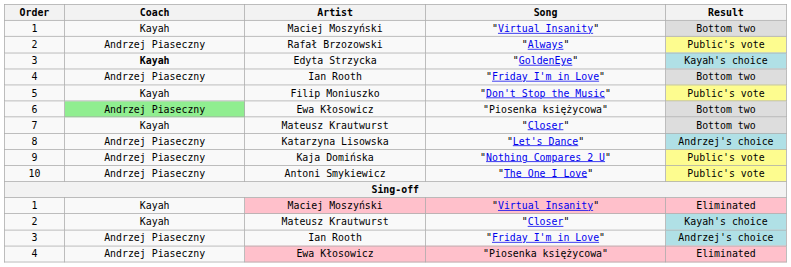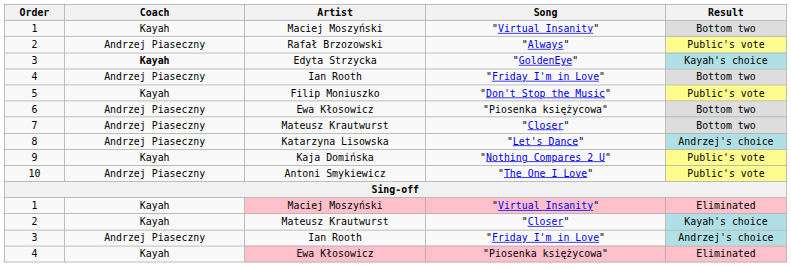(155, 109) lightgreen background -> (155, 109) no background
(155, 125) Kayah -> (155, 125) Andrzej Piaseczny
(155, 157) Andrzej Piaseczny -> (155, 157) Kayah
(155, 254) Andrzej Piaseczny -> (155, 254) Kayah
